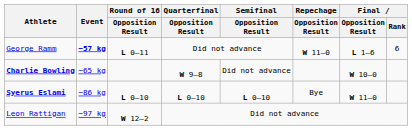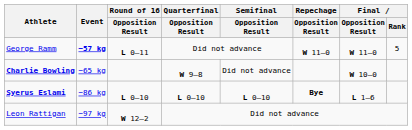(363, 53) L 1–6 -> (363, 53) W 11–0
(397, 48) 6 -> (397, 48) 5
(316, 92) normal -> (316, 92) bold
(363, 96) W 11–0 -> (363, 96) L 1–6
